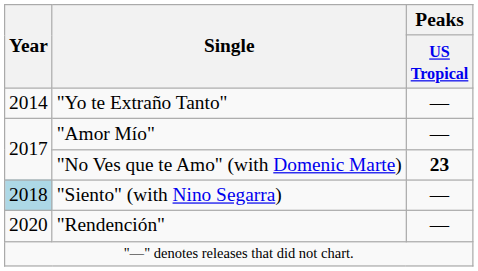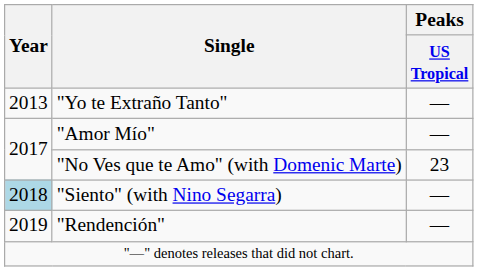(28, 103) 2014 -> (28, 103) 2013
(440, 164) bold -> (440, 164) normal
(28, 225) 2020 -> (28, 225) 2019
